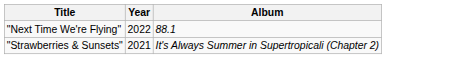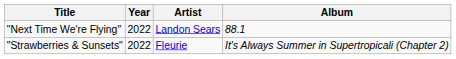+ column: (188, 12)
(139, 45) 2021 -> (139, 45) 2022
